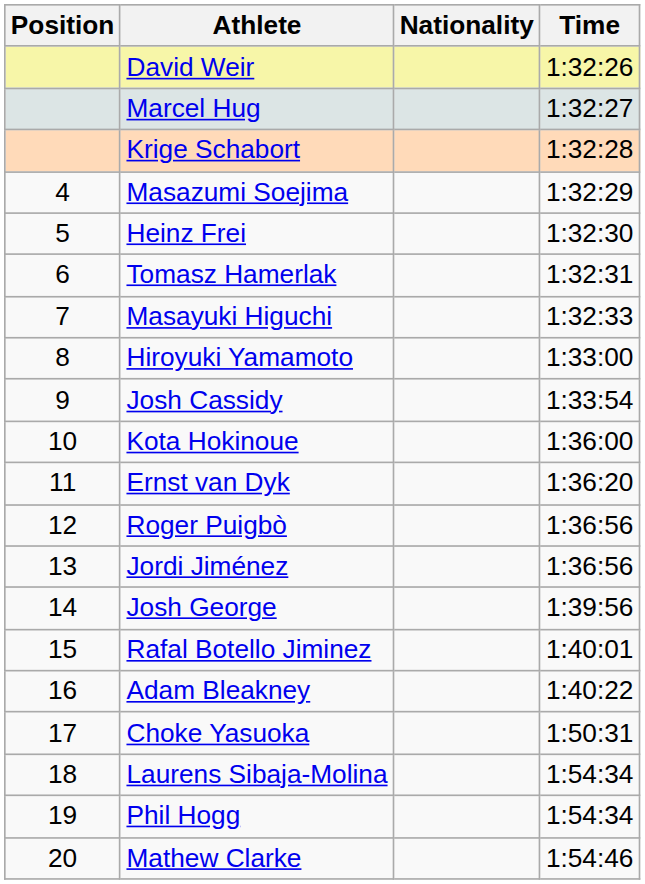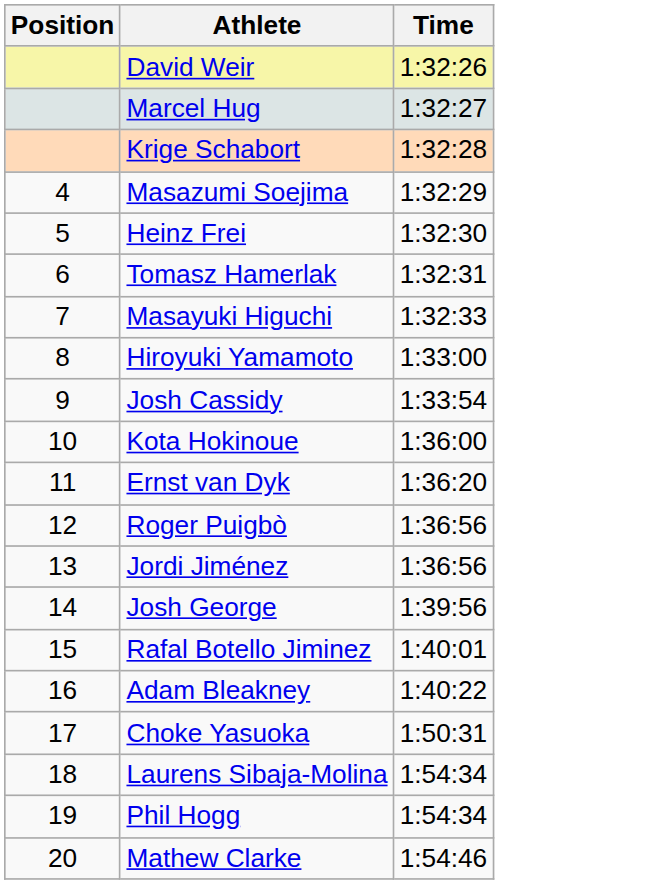- column: (467, 25)
